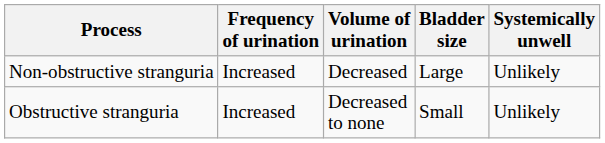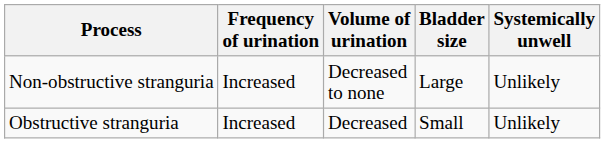(368, 71) Decreased -> (368, 81) Decreased to none
(368, 112) Decreased to none -> (368, 122) Decreased
